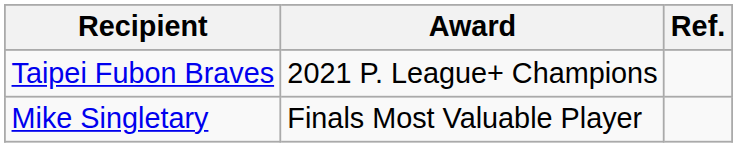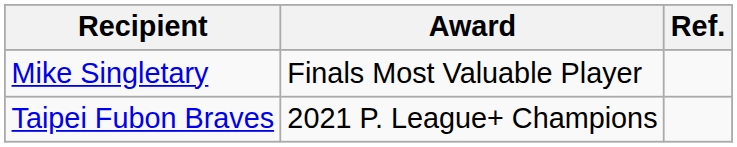rows swapped: (143, 73) <-> (110, 118)
